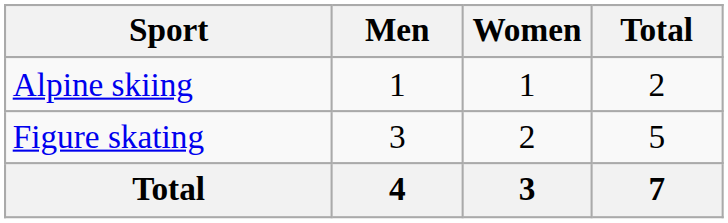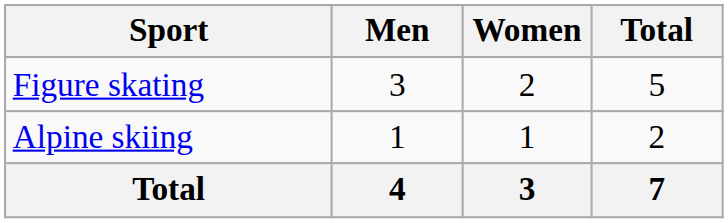rows swapped: (103, 83) <-> (108, 136)
